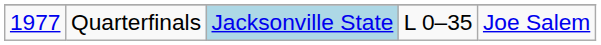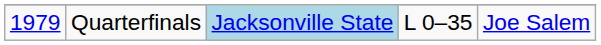(35, 22) 1977 -> (35, 22) 1979
